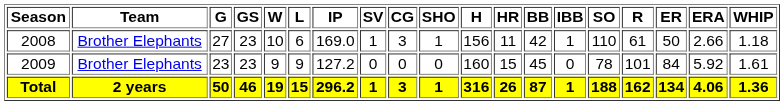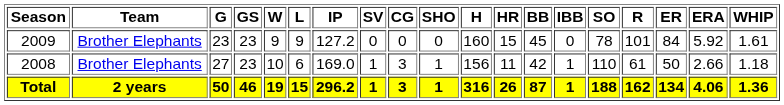rows swapped: (38, 40) <-> (38, 64)
